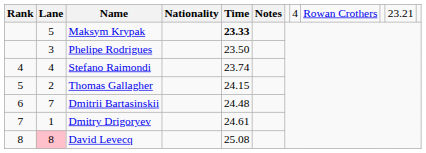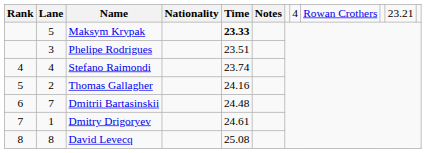(237, 49) 23.50 -> (237, 49) 23.51
(237, 85) 24.15 -> (237, 85) 24.16
(51, 139) pink background -> (51, 139) no background
